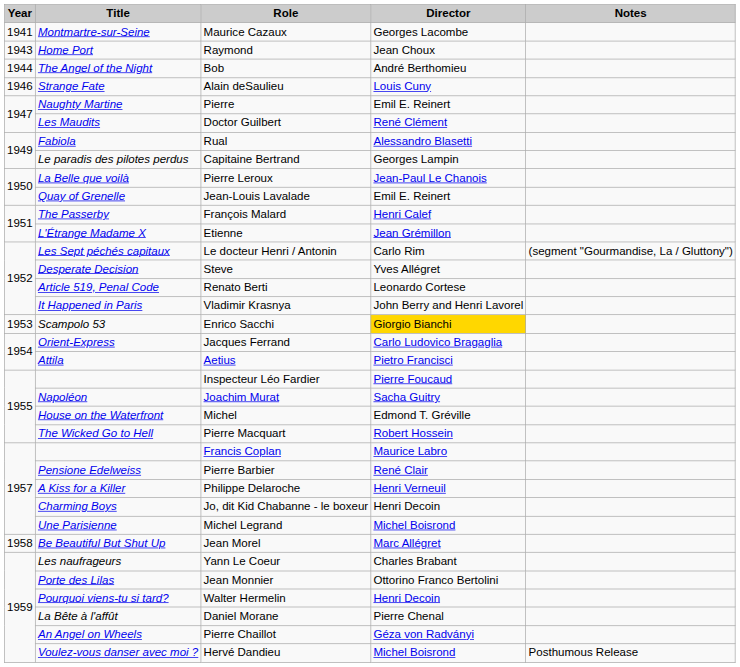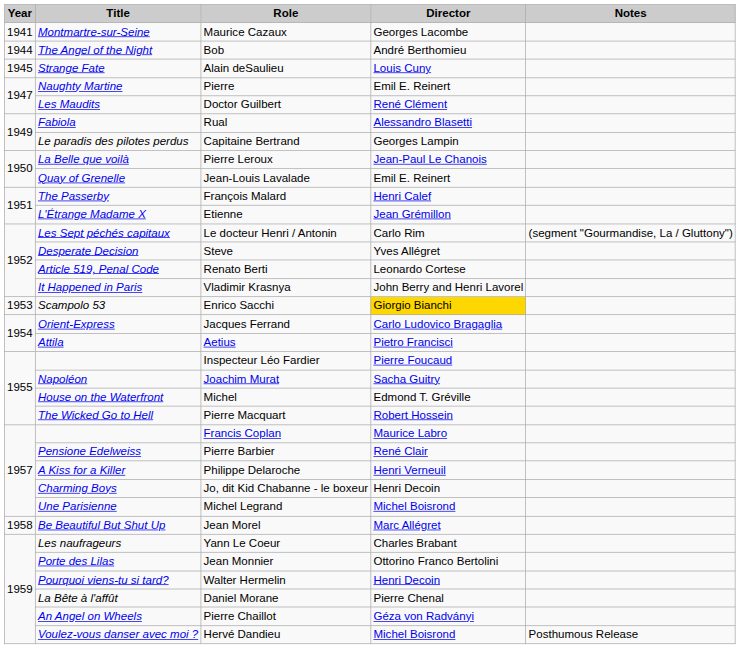- row: (228, 50)
(20, 86) 1946 -> (20, 68) 1945
